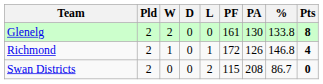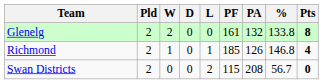(254, 32) 130 -> (254, 32) 132
(231, 50) 172 -> (231, 50) 185
(281, 69) 86.7 -> (281, 69) 56.7
